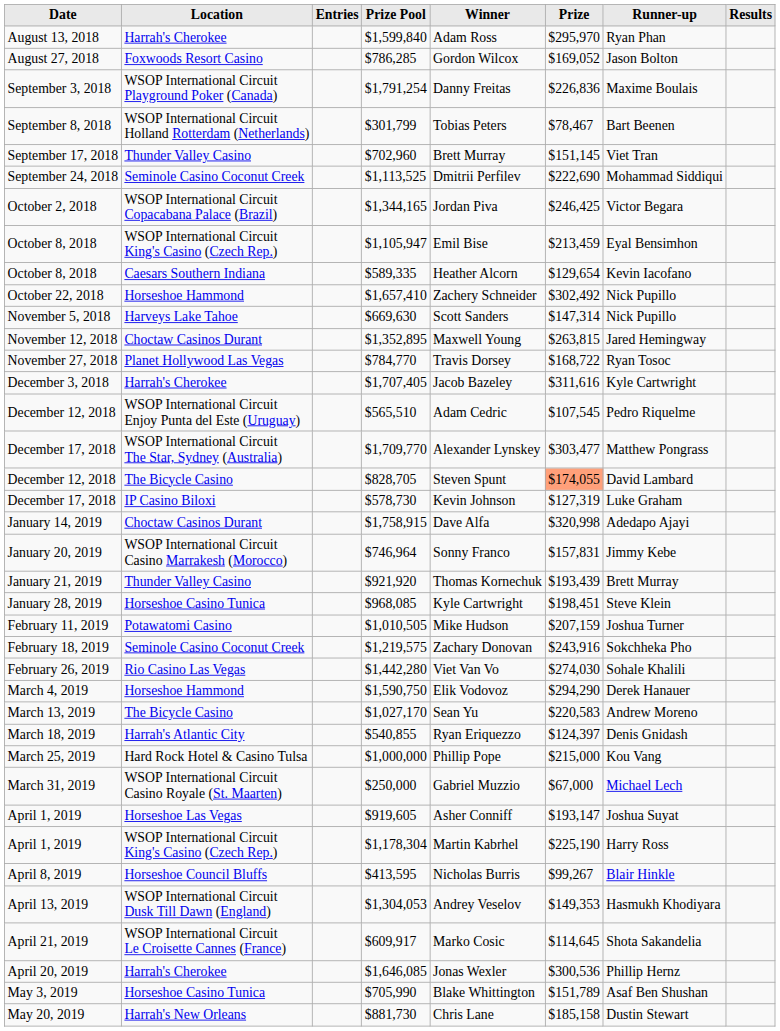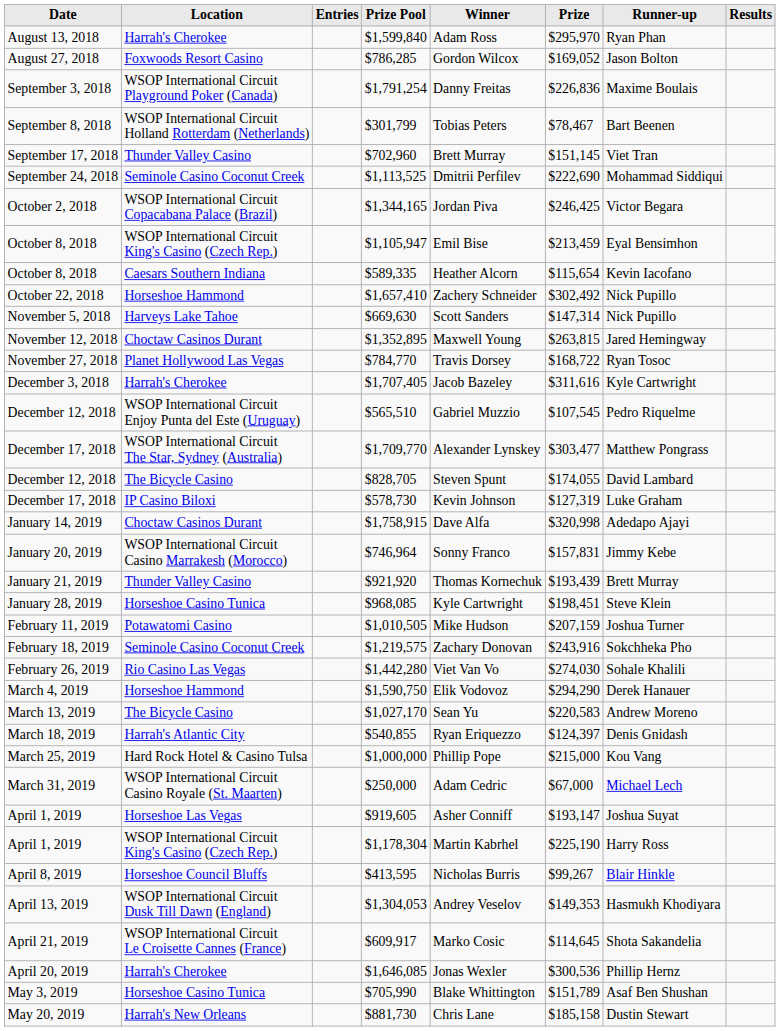(574, 273) $129,654 -> (574, 273) $115,654
(470, 412) Adam Cedric -> (476, 412) Gabriel Muzzio
(574, 479) lightsalmon background -> (574, 479) no background
(476, 786) Gabriel Muzzio -> (470, 786) Adam Cedric
